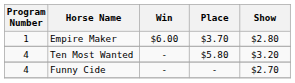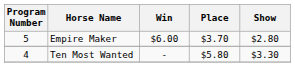(26, 38) 1 -> (26, 38) 5
(265, 54) $3.20 -> (265, 54) $3.30
- row: (78, 69)
